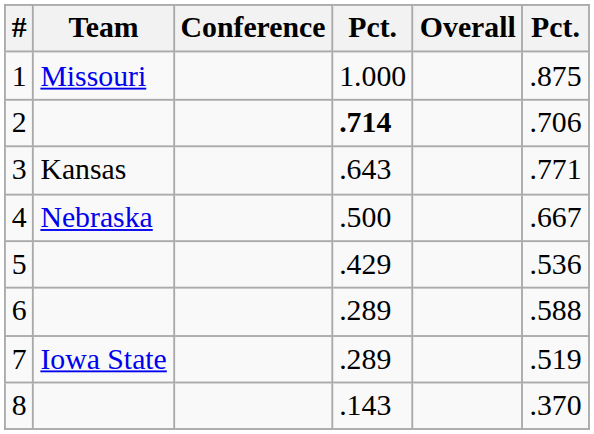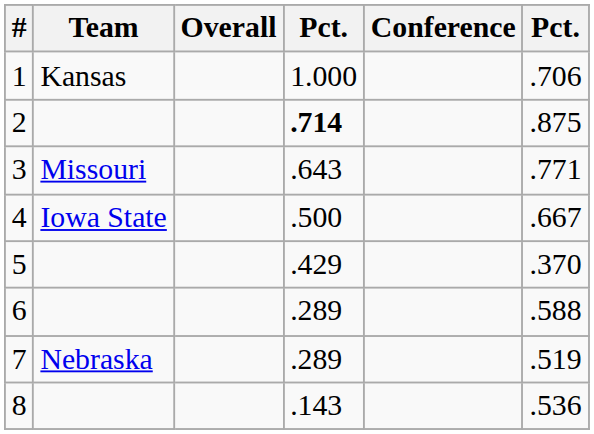columns swapped: (253, 28) <-> (468, 28)
(93, 75) Missouri -> (83, 75) Kansas
(555, 75) .875 -> (555, 75) .706
(555, 122) .706 -> (555, 122) .875
(83, 169) Kansas -> (93, 169) Missouri
(97, 216) Nebraska -> (104, 216) Iowa State
(555, 264) .536 -> (555, 264) .370
(104, 358) Iowa State -> (97, 358) Nebraska
(555, 405) .370 -> (555, 405) .536
